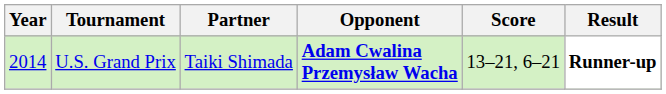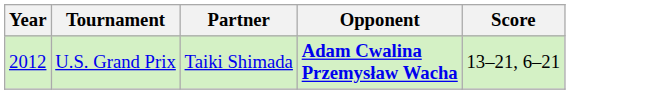- column: (613, 20)
(28, 62) 2014 -> (28, 62) 2012
